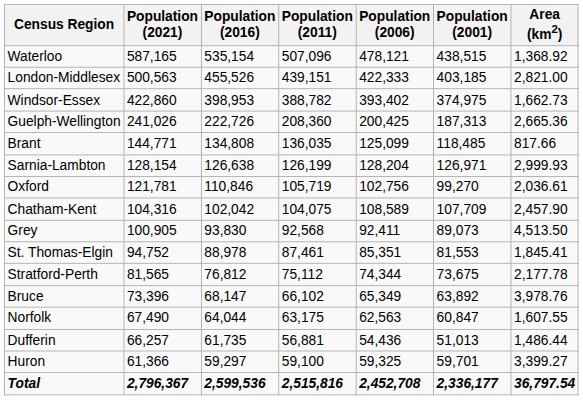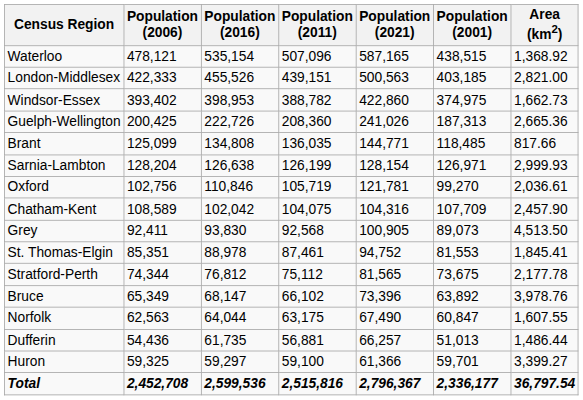columns swapped: (162, 25) <-> (395, 25)
